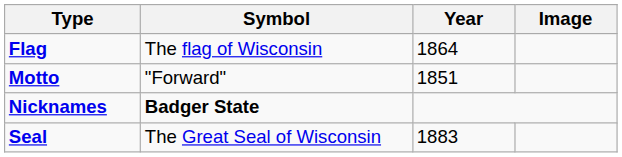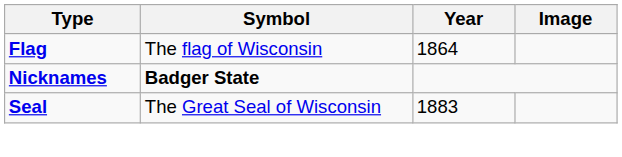- row: (34, 78)
